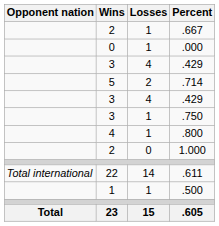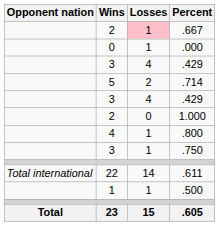(149, 30) no background -> (149, 30) pink background
rows swapped: (112, 151) <-> (112, 116)
